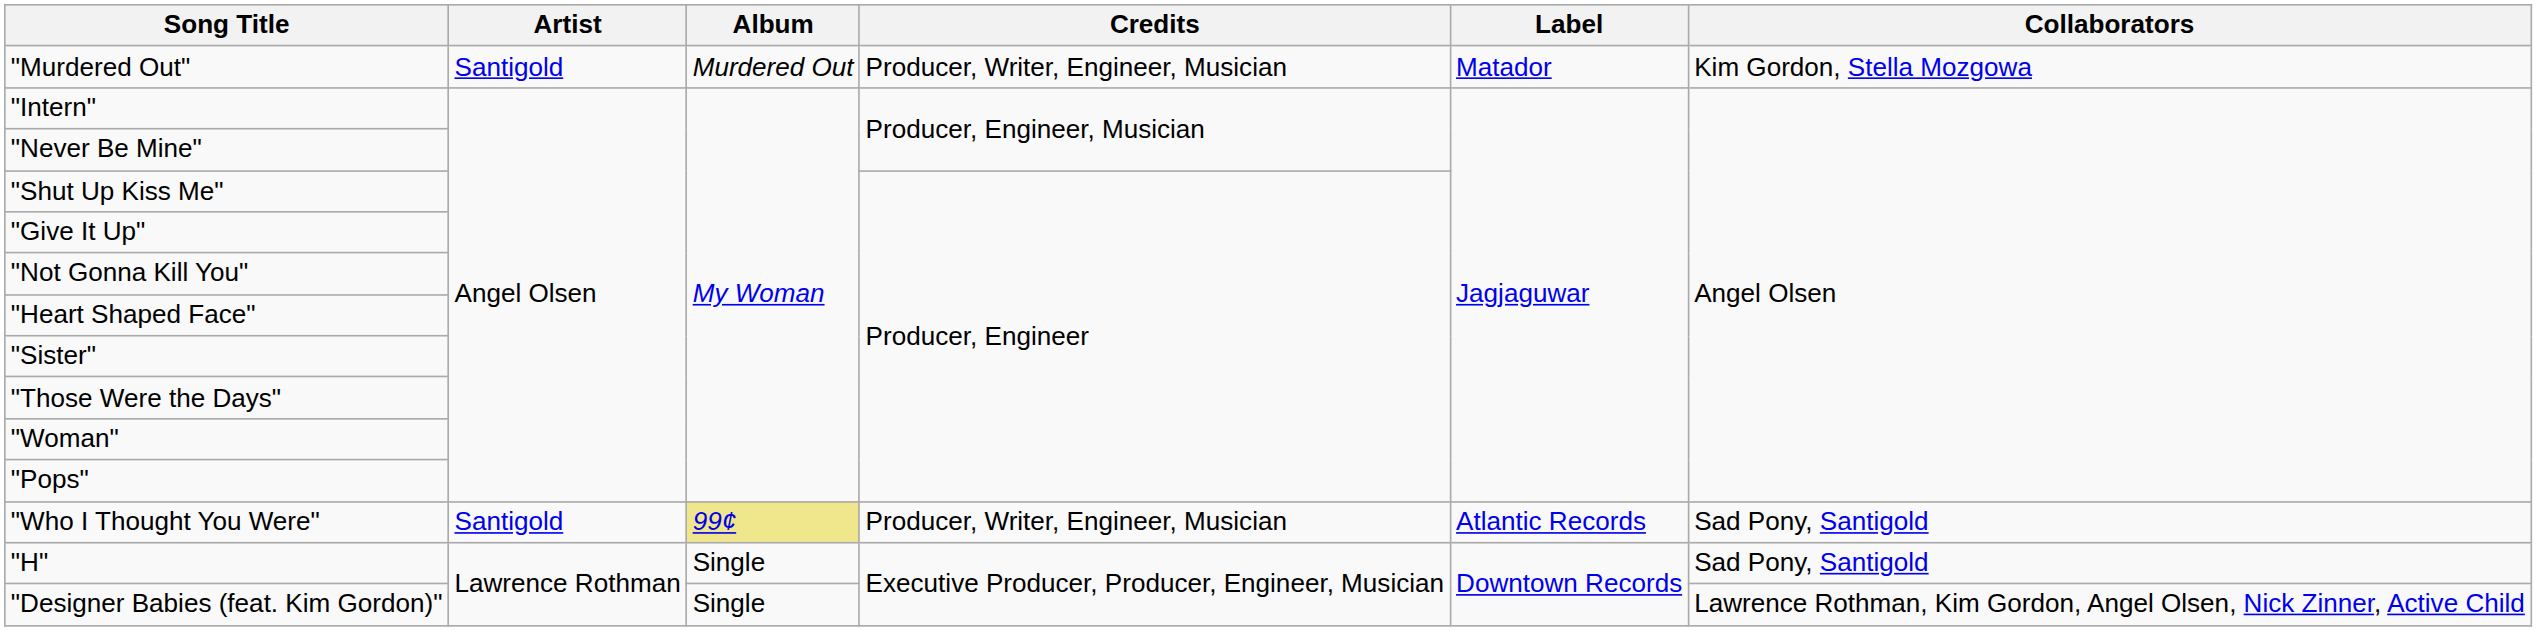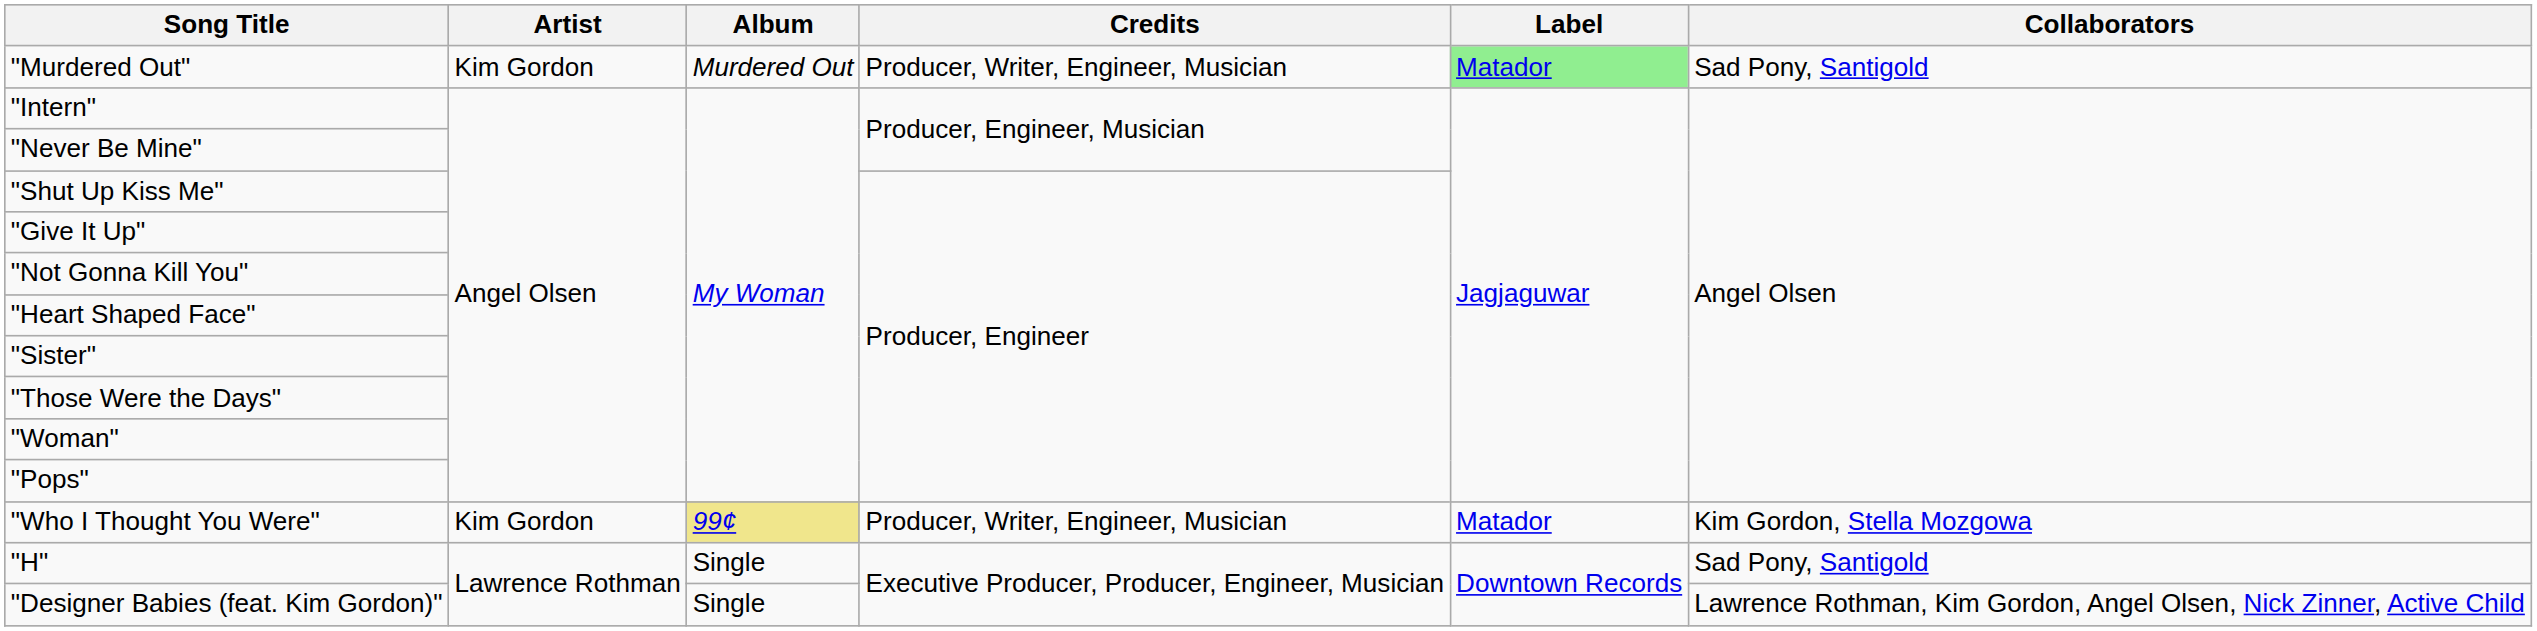(509, 66) Santigold -> (524, 66) Kim Gordon
(1504, 66) no background -> (1504, 66) lightgreen background
(1863, 66) Kim Gordon, Stella Mozgowa -> (1811, 66) Sad Pony, Santigold
(509, 521) Santigold -> (524, 521) Kim Gordon
(1551, 521) Atlantic Records -> (1504, 521) Matador
(1811, 521) Sad Pony, Santigold -> (1863, 521) Kim Gordon, Stella Mozgowa
